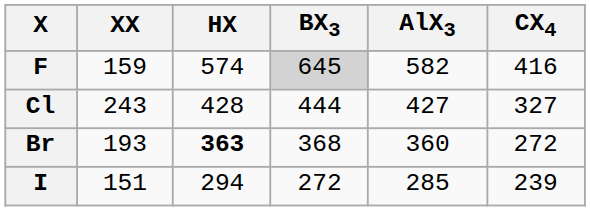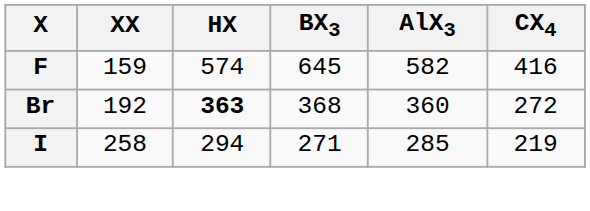(320, 68) lightgrey background -> (320, 68) no background
- row: (41, 107)
(125, 145) 193 -> (125, 107) 192
(125, 184) 151 -> (125, 145) 258
(320, 184) 272 -> (320, 145) 271
(536, 184) 239 -> (536, 145) 219
